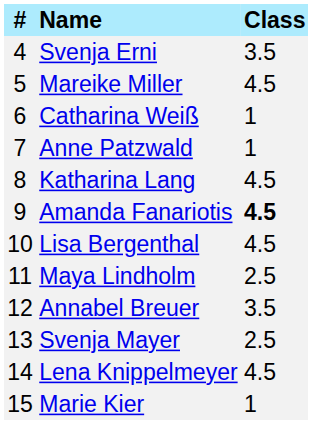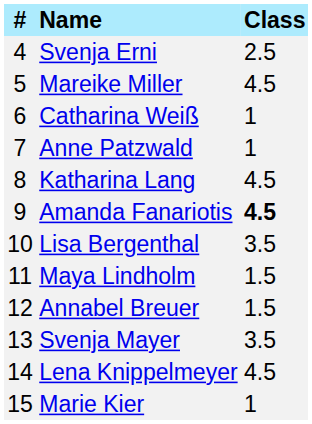(260, 52) 3.5 -> (260, 52) 2.5
(260, 244) 4.5 -> (260, 244) 3.5
(260, 276) 2.5 -> (260, 276) 1.5
(260, 308) 3.5 -> (260, 308) 1.5
(260, 340) 2.5 -> (260, 340) 3.5
